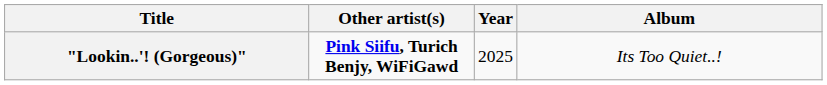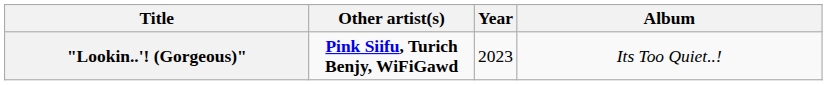(496, 55) 2025 -> (496, 55) 2023
